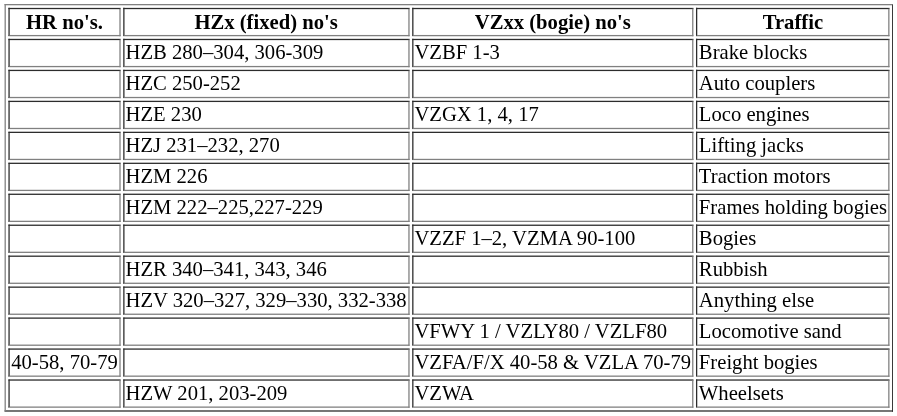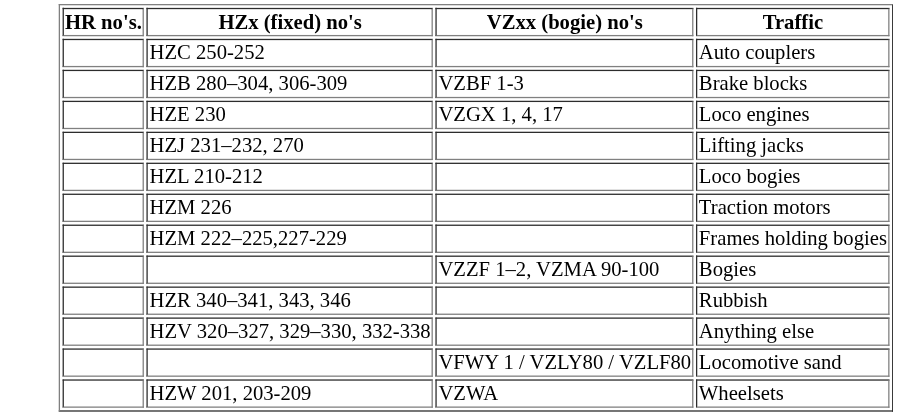rows swapped: (753, 52) <-> (757, 83)
+ row: (750, 176)
- row: (758, 362)
